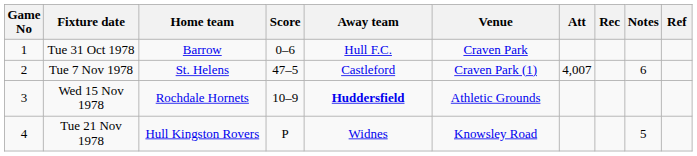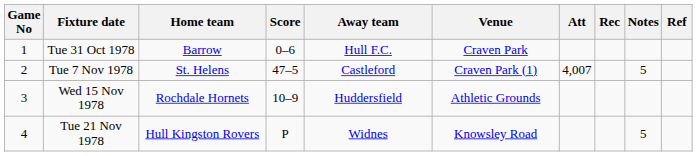(643, 70) 6 -> (643, 70) 5
(368, 98) bold -> (368, 98) normal
